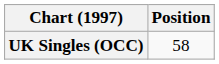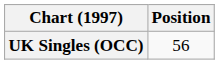(181, 45) 58 -> (181, 45) 56
